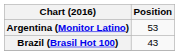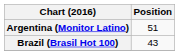(153, 27) 53 -> (153, 27) 51
